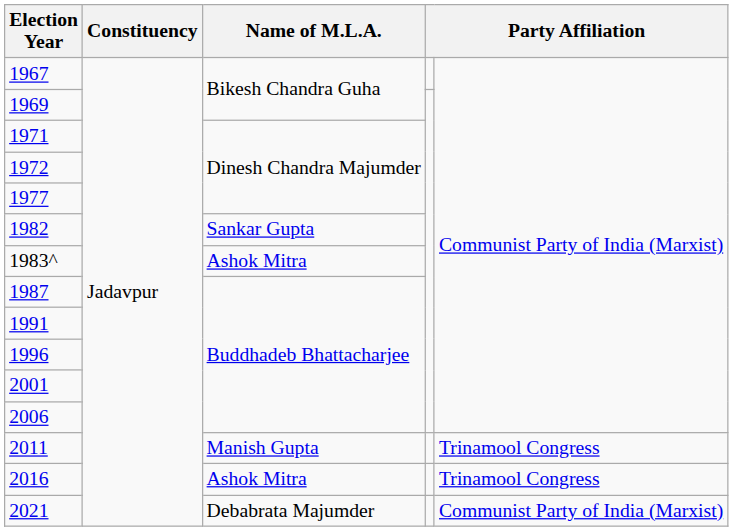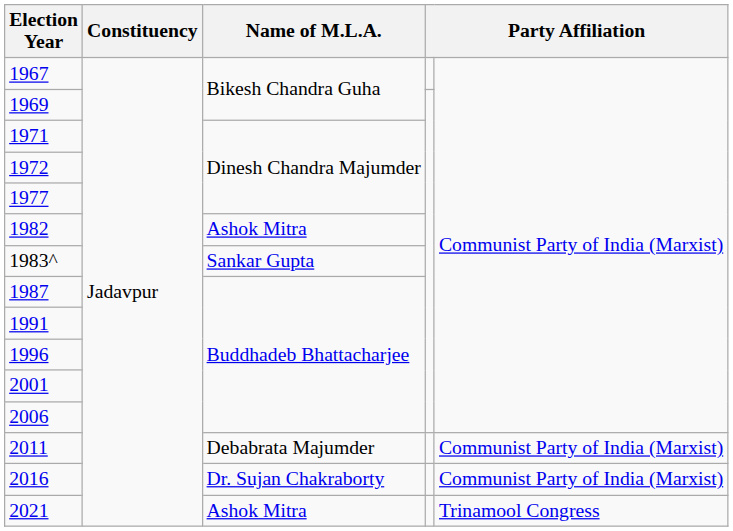(260, 229) Sankar Gupta -> (257, 229) Ashok Mitra
(257, 260) Ashok Mitra -> (260, 260) Sankar Gupta
(263, 447) Manish Gupta -> (290, 447) Debabrata Majumder
(519, 447) Trinamool Congress -> (581, 447) Communist Party of India (Marxist)
(257, 479) Ashok Mitra -> (295, 479) Dr. Sujan Chakraborty
(519, 479) Trinamool Congress -> (581, 479) Communist Party of India (Marxist)
(290, 510) Debabrata Majumder -> (257, 510) Ashok Mitra
(581, 510) Communist Party of India (Marxist) -> (519, 510) Trinamool Congress
